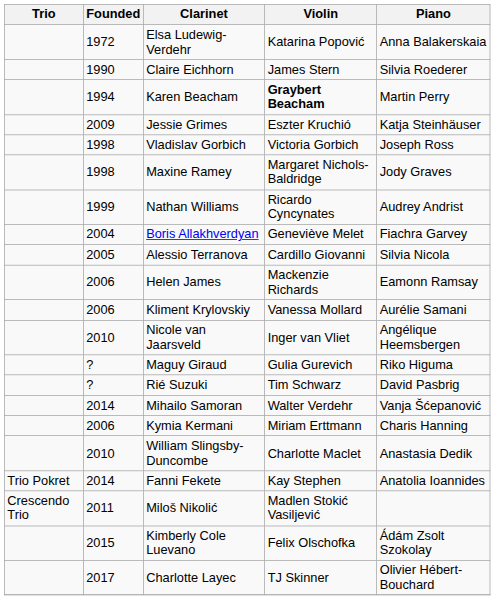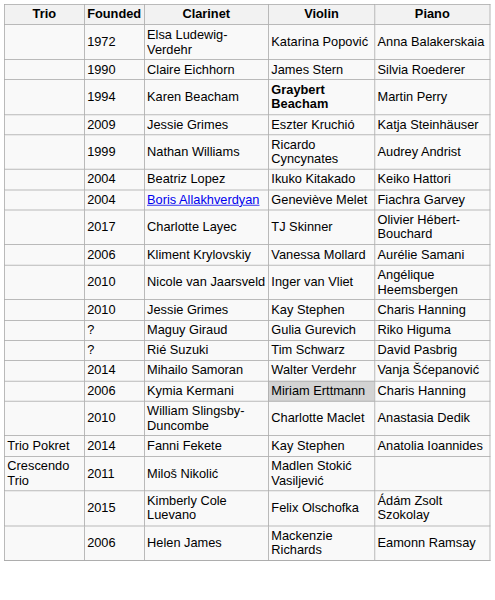- row: (100, 144)
- row: (100, 172)
+ row: (101, 179)
- row: (100, 254)
rows swapped: (100, 282) <-> (100, 577)
+ row: (101, 309)
(315, 425) no background -> (318, 391) lightgrey background
